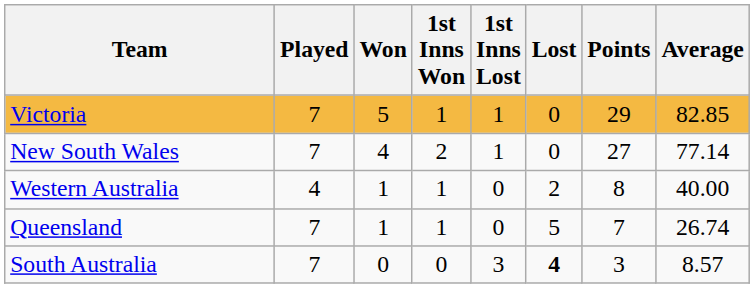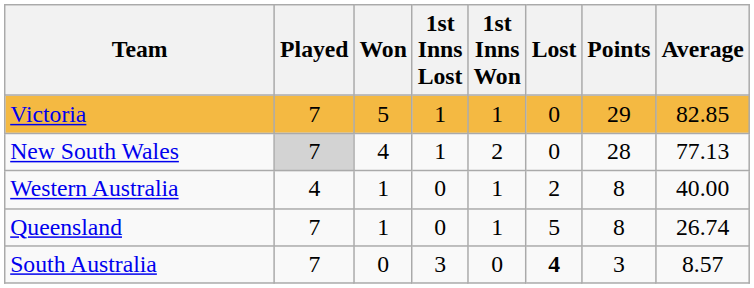columns swapped: (441, 49) <-> (498, 49)
(314, 151) no background -> (314, 151) lightgrey background
(619, 151) 27 -> (619, 151) 28
(703, 151) 77.14 -> (703, 151) 77.13
(619, 226) 7 -> (619, 226) 8
